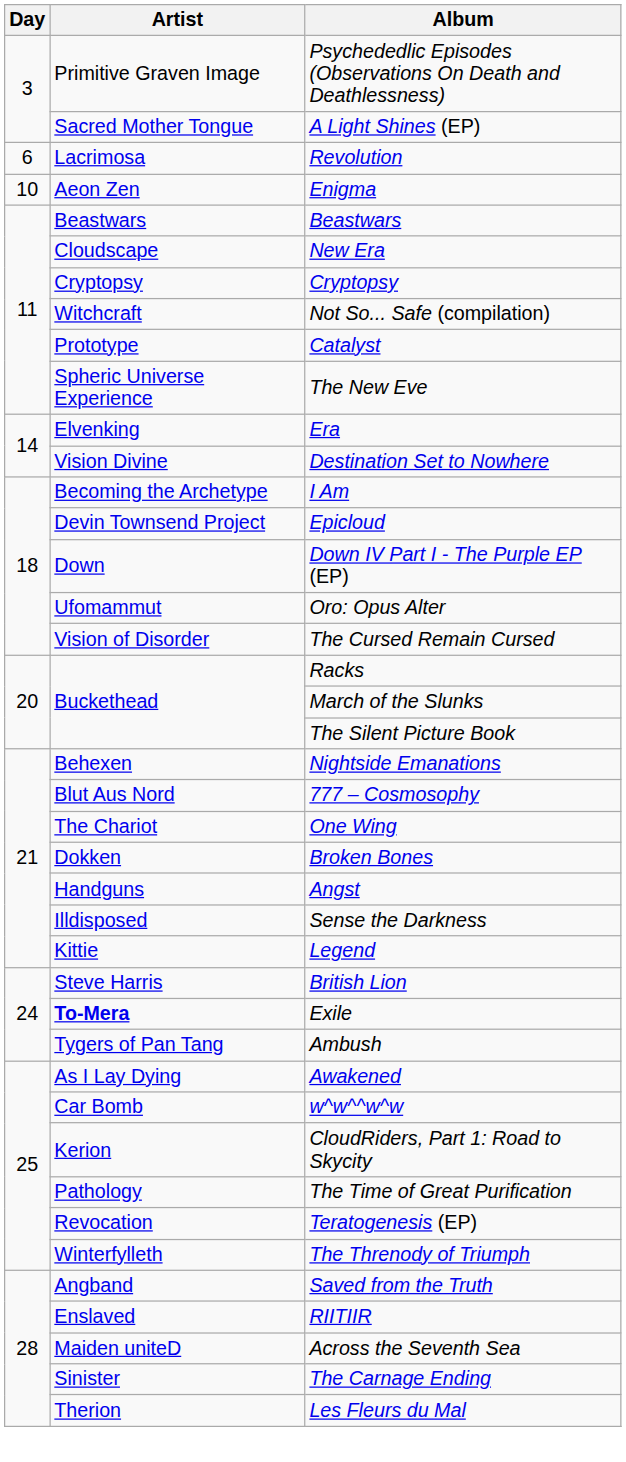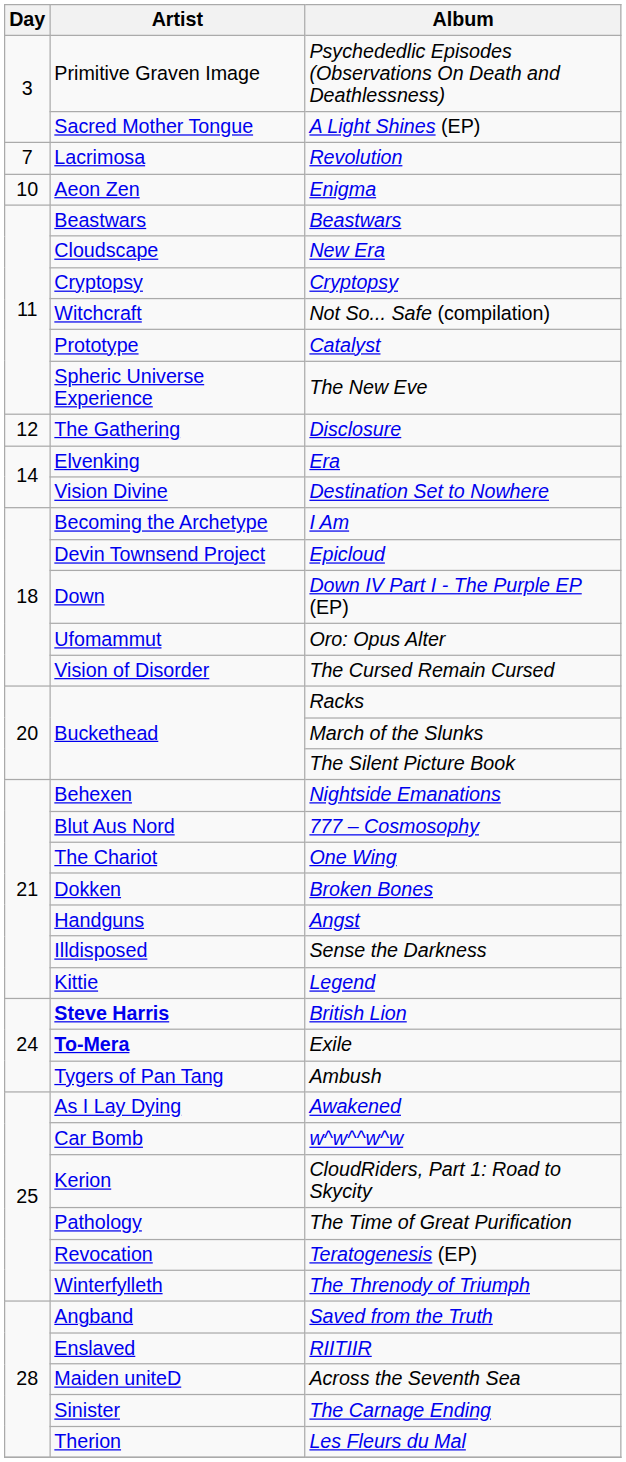(27, 158) 6 -> (27, 158) 7
+ row: (355, 429)
(108, 982) normal -> (112, 1013) bold
